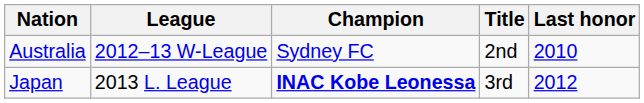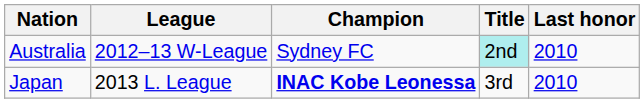(501, 51) no background -> (501, 51) paleturquoise background
(556, 82) 2012 -> (556, 82) 2010
